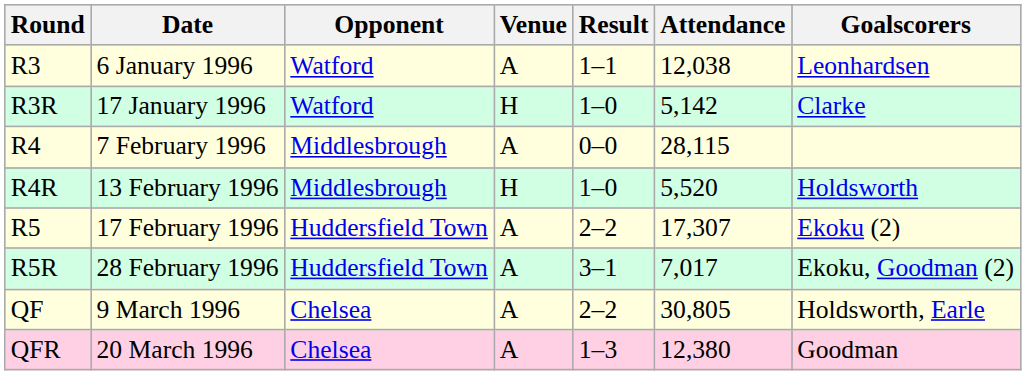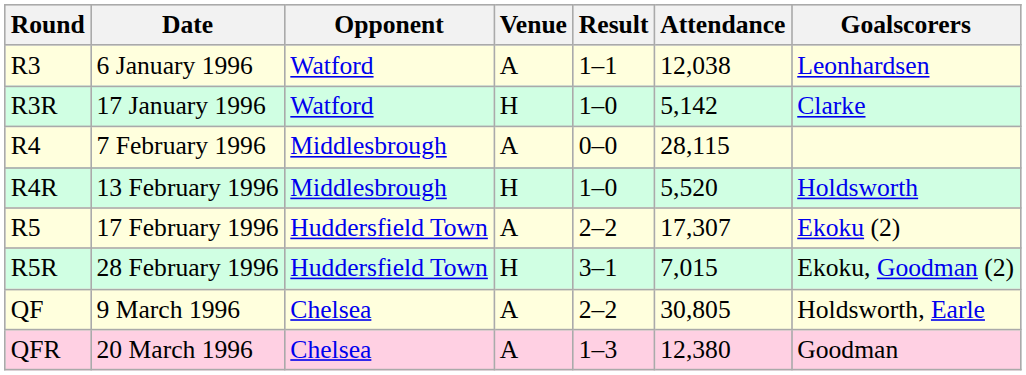(509, 268) A -> (509, 268) H
(689, 268) 7,017 -> (689, 268) 7,015
